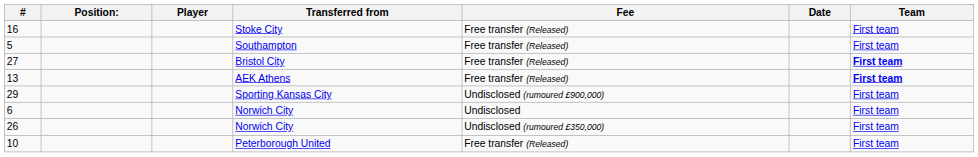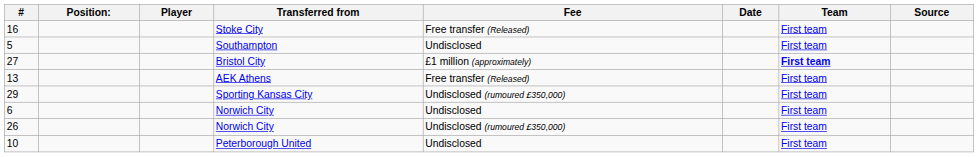+ column: (932, 13)
(516, 45) Free transfer (Released) -> (453, 45) Undisclosed
(516, 62) Free transfer (Released) -> (478, 62) £1 million (approximately)
(878, 78) bold -> (804, 78) normal
(534, 95) Undisclosed (rumoured £900,000) -> (495, 95) Undisclosed (rumoured £350,000)
(516, 144) Free transfer (Released) -> (453, 144) Undisclosed
